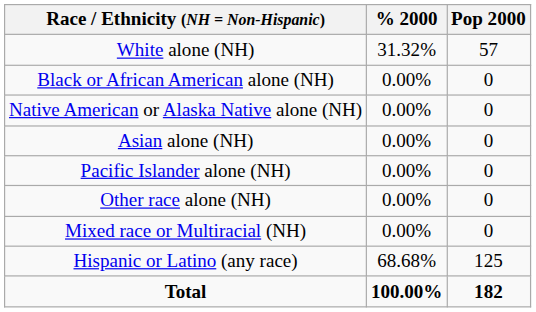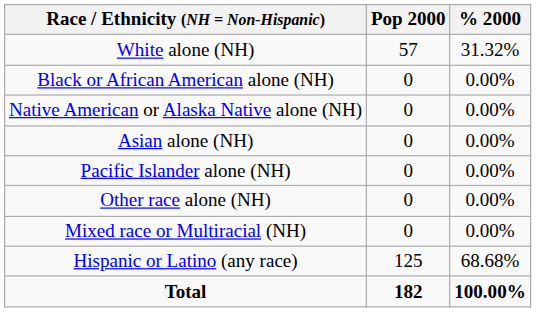columns swapped: (488, 19) <-> (407, 19)
